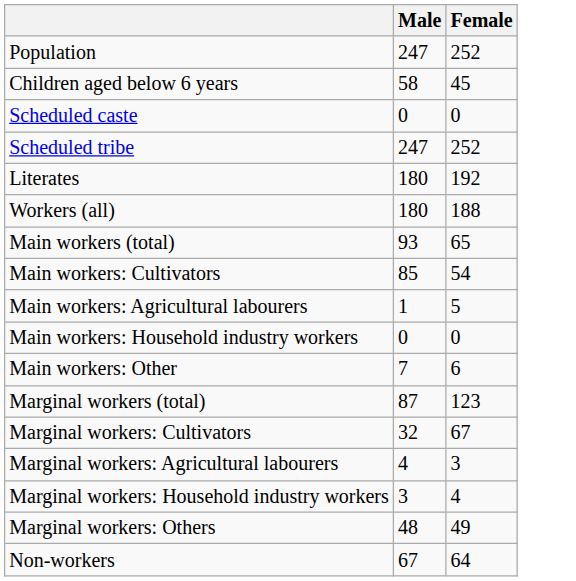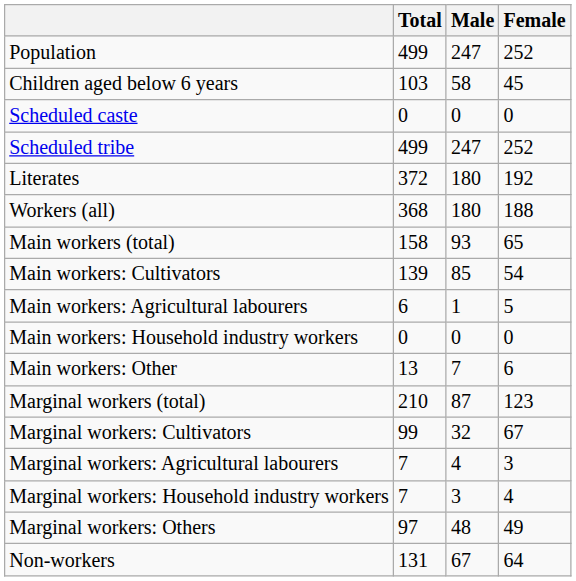+ column: (420, 20)
